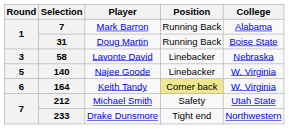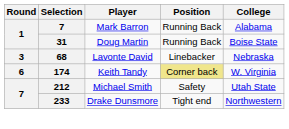(62, 57) 58 -> (62, 57) 68
- row: (123, 72)
(62, 87) 164 -> (62, 72) 174
